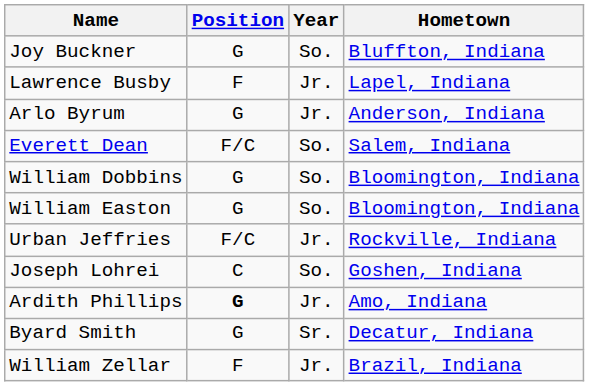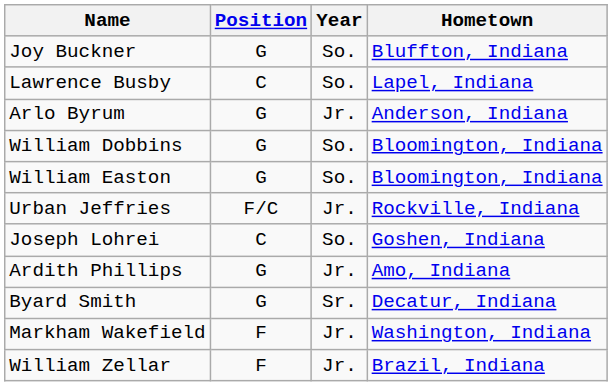(238, 83) F -> (261, 83) C
(316, 83) Jr. -> (339, 83) So.
- row: (79, 146)
(238, 303) bold -> (261, 271) normal
+ row: (107, 334)
